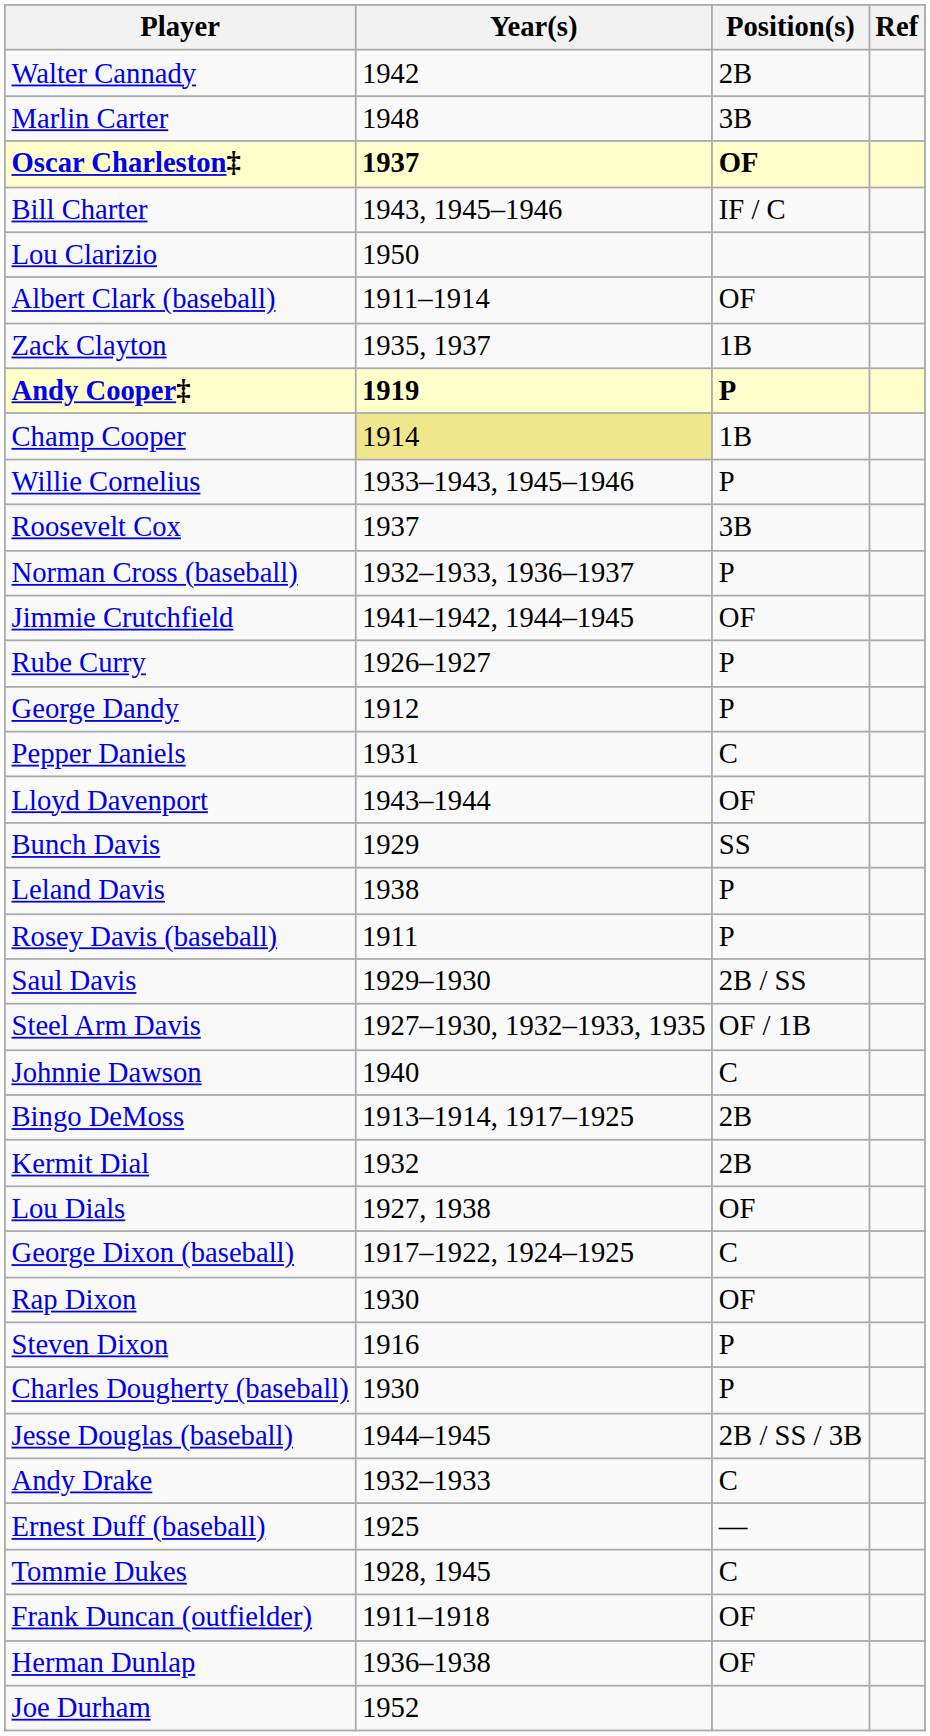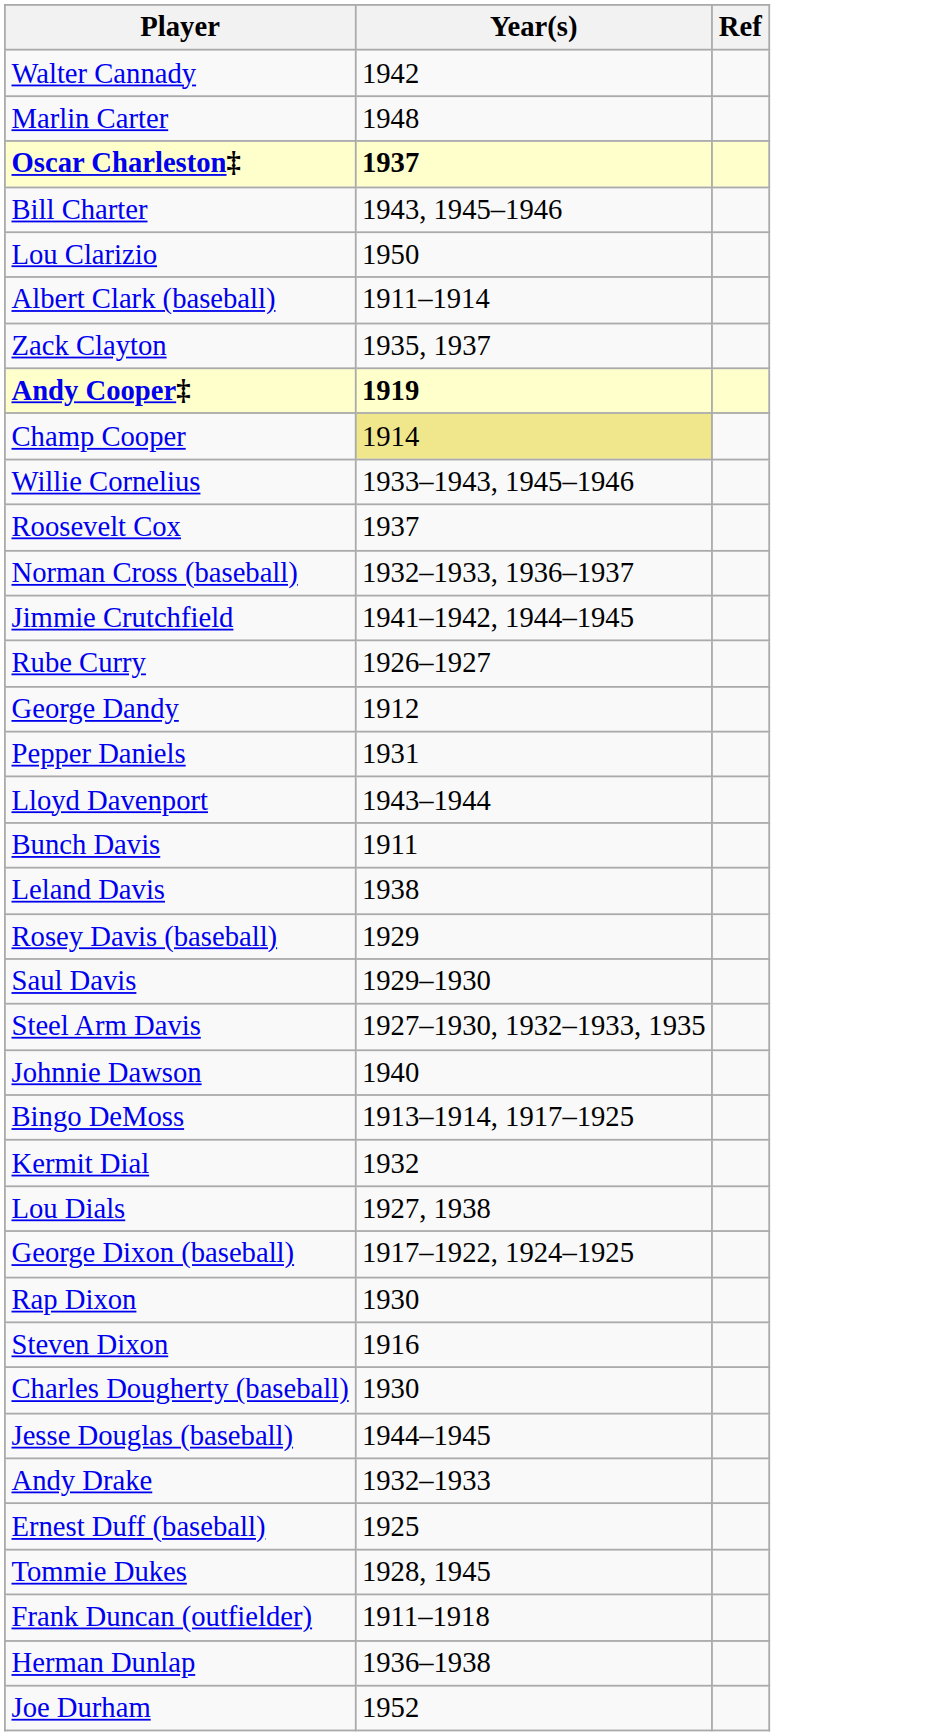- column: (790, 27)
(391, 844) 1929 -> (390, 844) 1911
(390, 935) 1911 -> (391, 935) 1929
